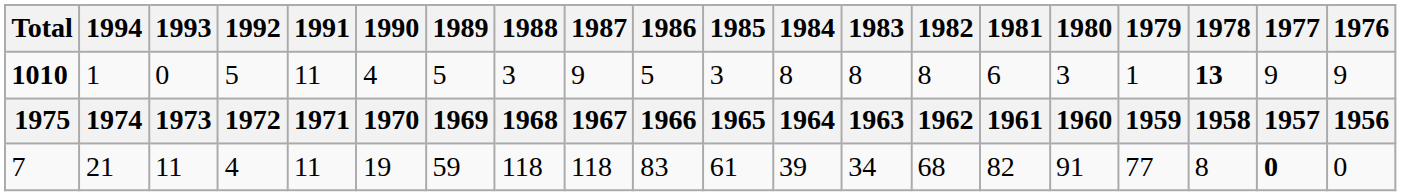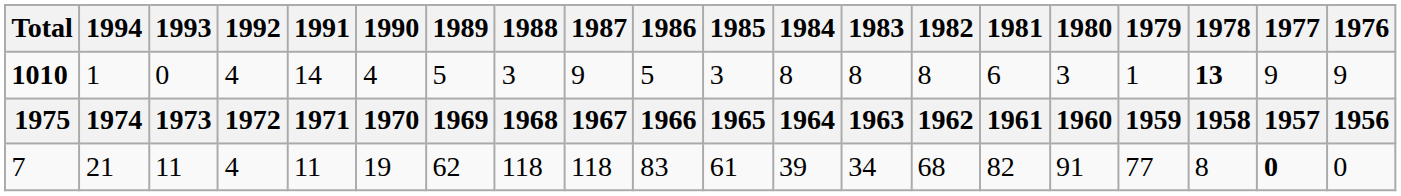(232, 74) 5 -> (232, 74) 4
(307, 74) 11 -> (308, 74) 14
(447, 166) 59 -> (447, 166) 62
